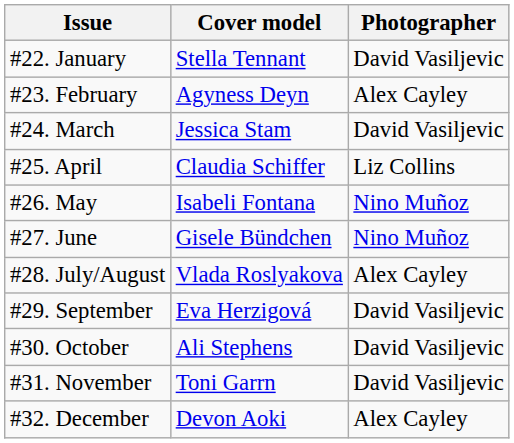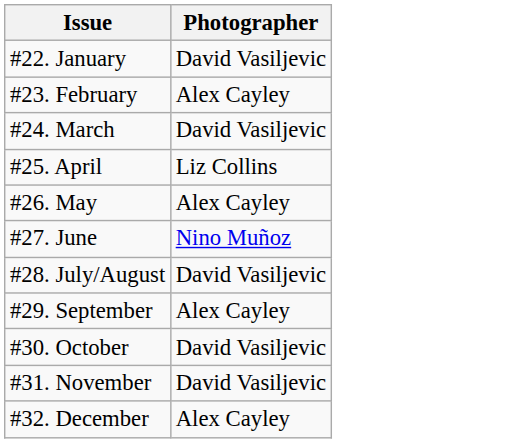- column: (259, 22)
(411, 202) Nino Muñoz -> (233, 202) Alex Cayley
(410, 274) Alex Cayley -> (251, 274) David Vasiljevic
(429, 310) David Vasiljevic -> (233, 310) Alex Cayley
